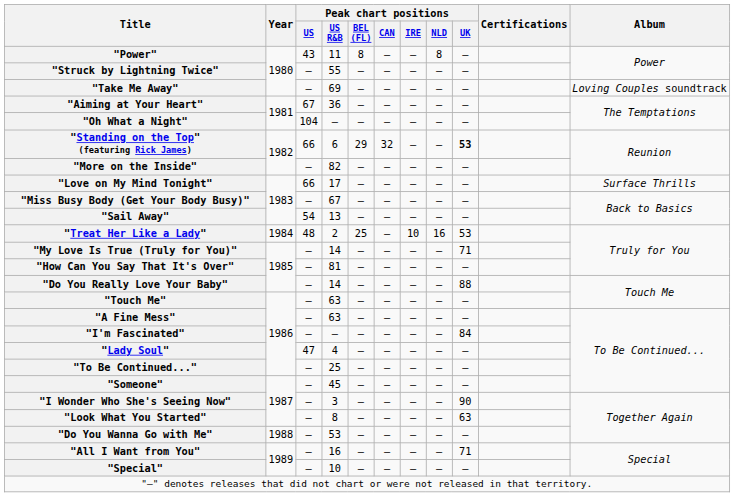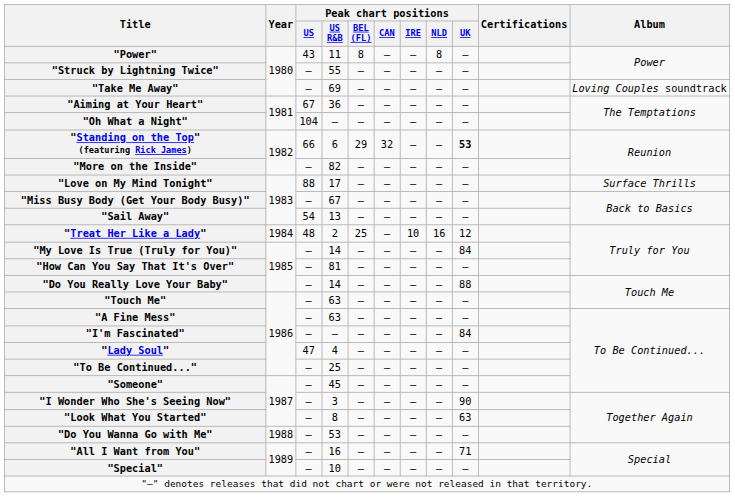(309, 183) 66 -> (309, 183) 88
(465, 234) 53 -> (465, 234) 12
(465, 250) 71 -> (465, 250) 84
